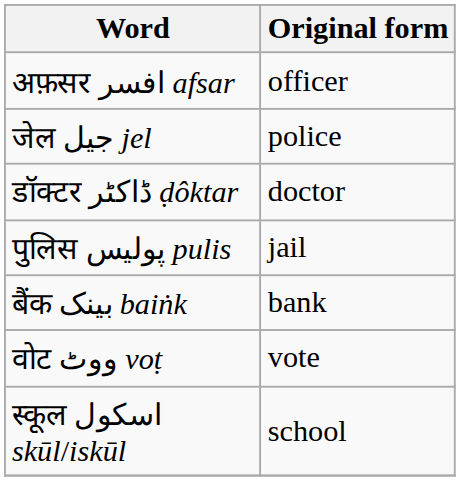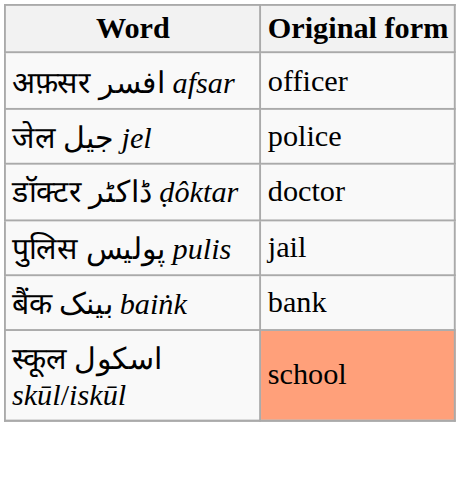- row: (87, 359)
(307, 430) no background -> (307, 374) lightsalmon background
